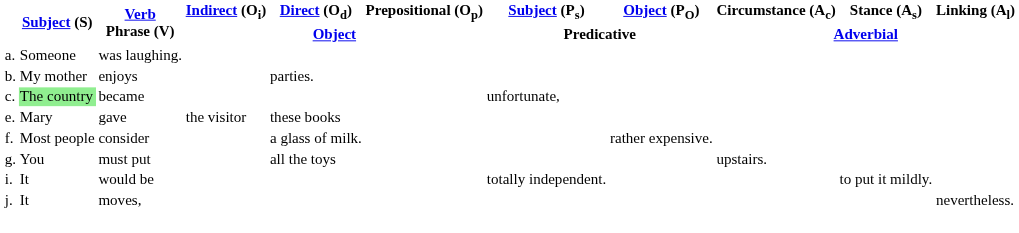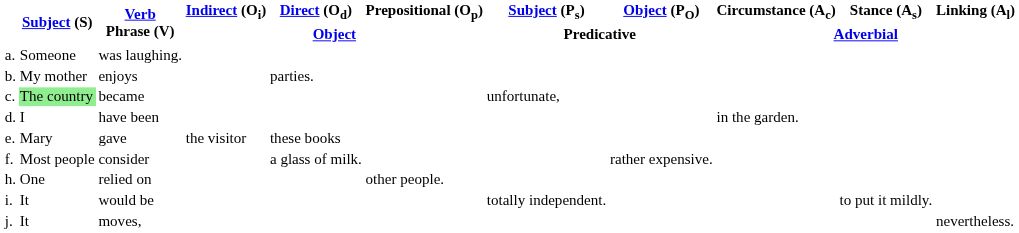+ row: (129, 117)
- row: (125, 159)
+ row: (125, 179)
